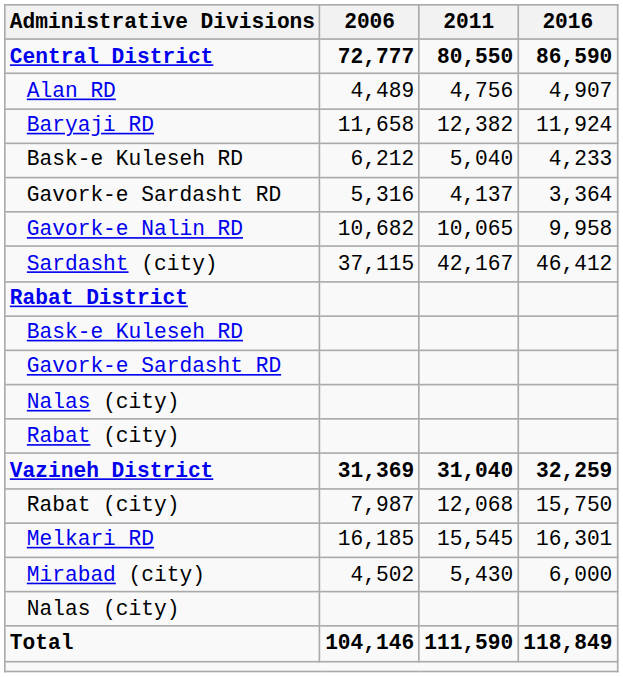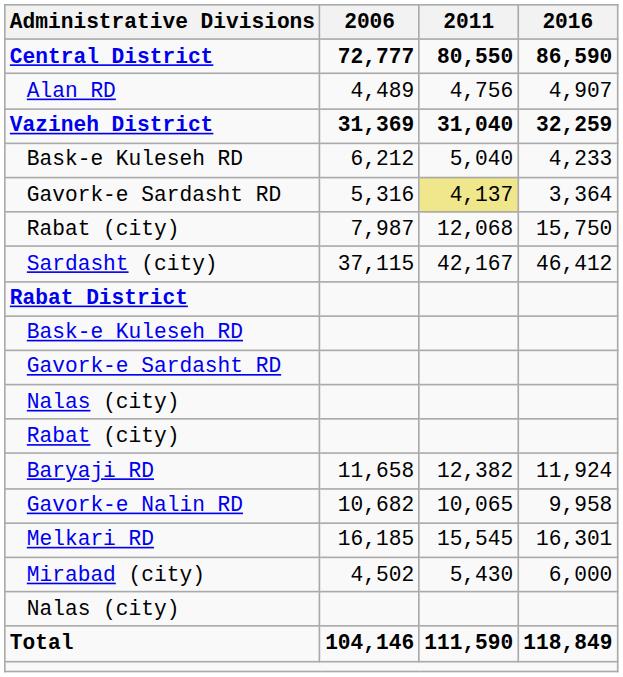rows swapped: (90, 126) <-> (112, 471)
(481, 195) no background -> (481, 195) khaki background
rows swapped: (103, 506) <-> (135, 229)
